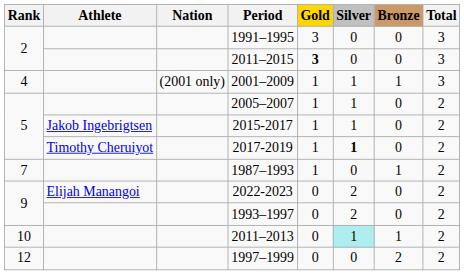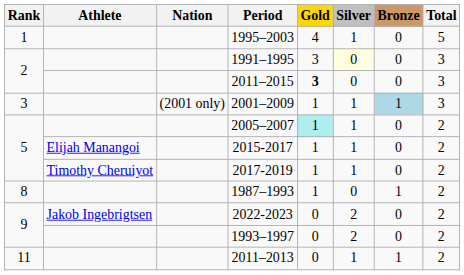+ row: (263, 37)
(354, 37) no background -> (354, 59) lightyellow background
(24, 81) 4 -> (24, 103) 3
(399, 81) no background -> (399, 103) lightblue background
(315, 103) no background -> (315, 125) paleturquoise background
(99, 125) Jakob Ingebrigtsen -> (93, 147) Elijah Manangoi
(354, 147) bold -> (354, 170) normal
(24, 170) 7 -> (24, 192) 8
(93, 192) Elijah Manangoi -> (99, 214) Jakob Ingebrigtsen
(24, 236) 10 -> (24, 258) 11
(354, 236) paleturquoise background -> (354, 258) no background
- row: (263, 258)
